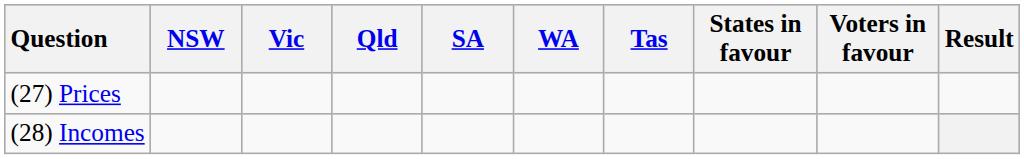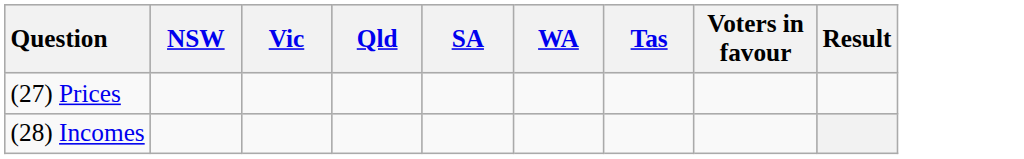- column: (756, 38)
